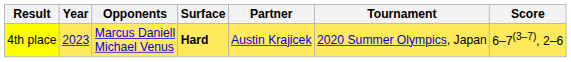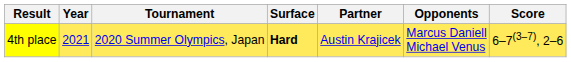columns swapped: (402, 14) <-> (135, 14)
(76, 40) 2023 -> (76, 40) 2021
